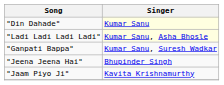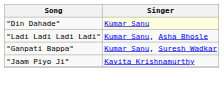(156, 35) lightyellow background -> (156, 35) no background
- row: (44, 61)
